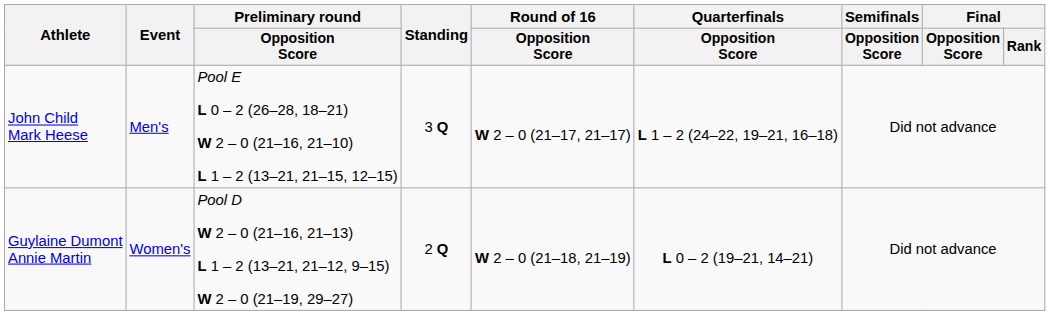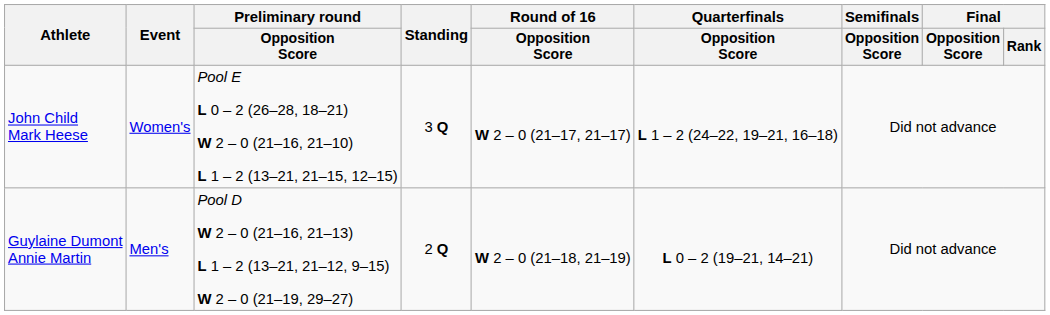(149, 127) Men's -> (160, 127) Women's
(160, 249) Women's -> (149, 249) Men's
